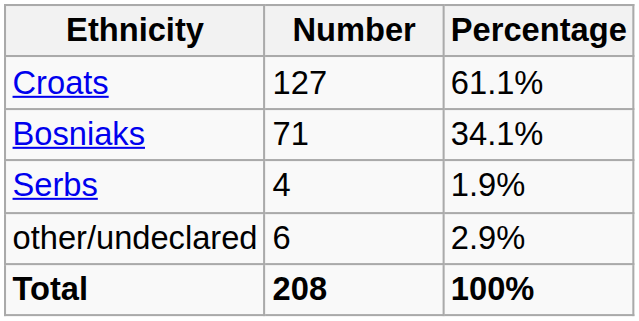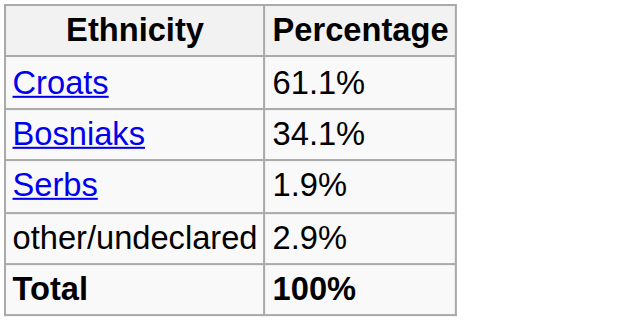- column: (354, 30)
